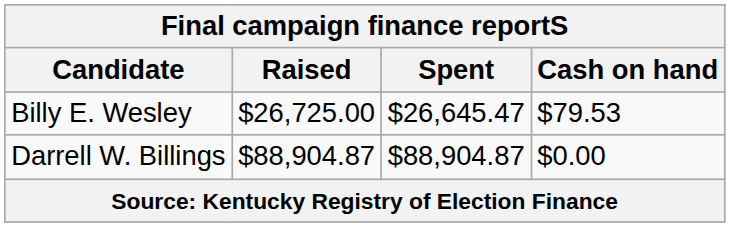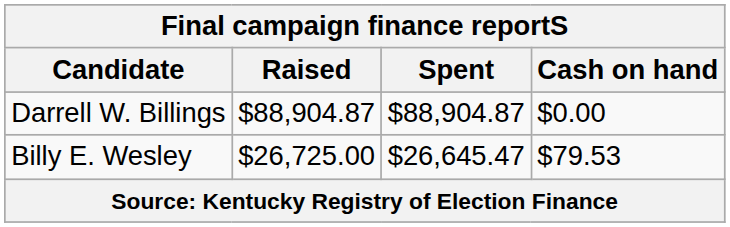rows swapped: (118, 156) <-> (101, 112)
